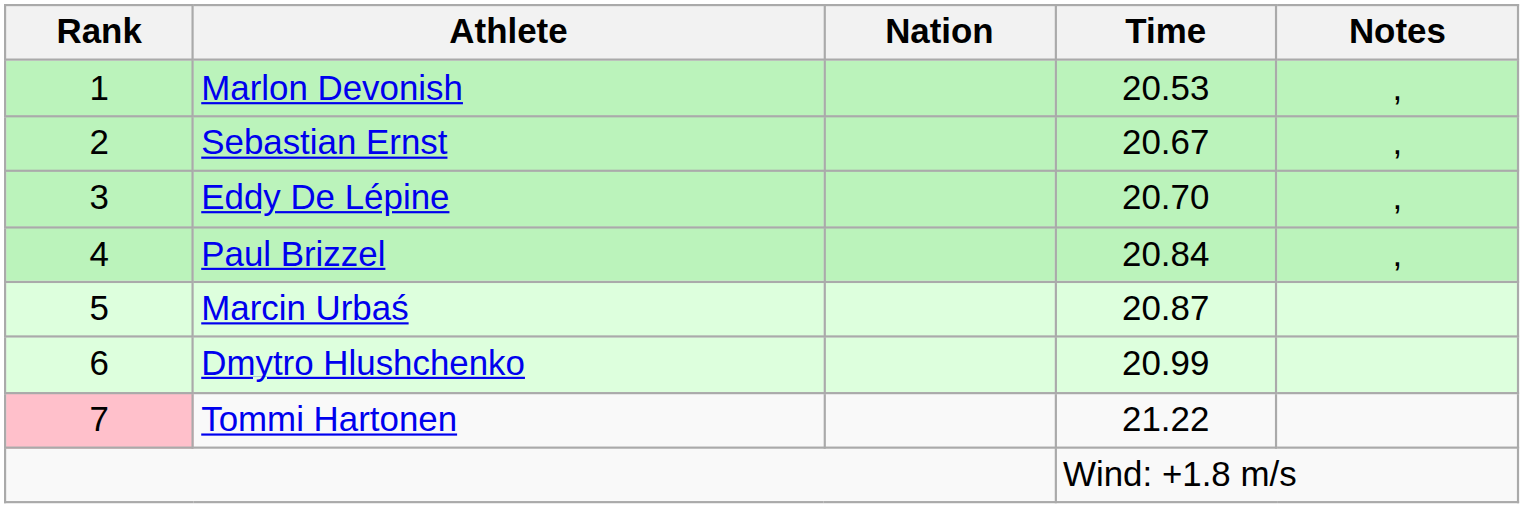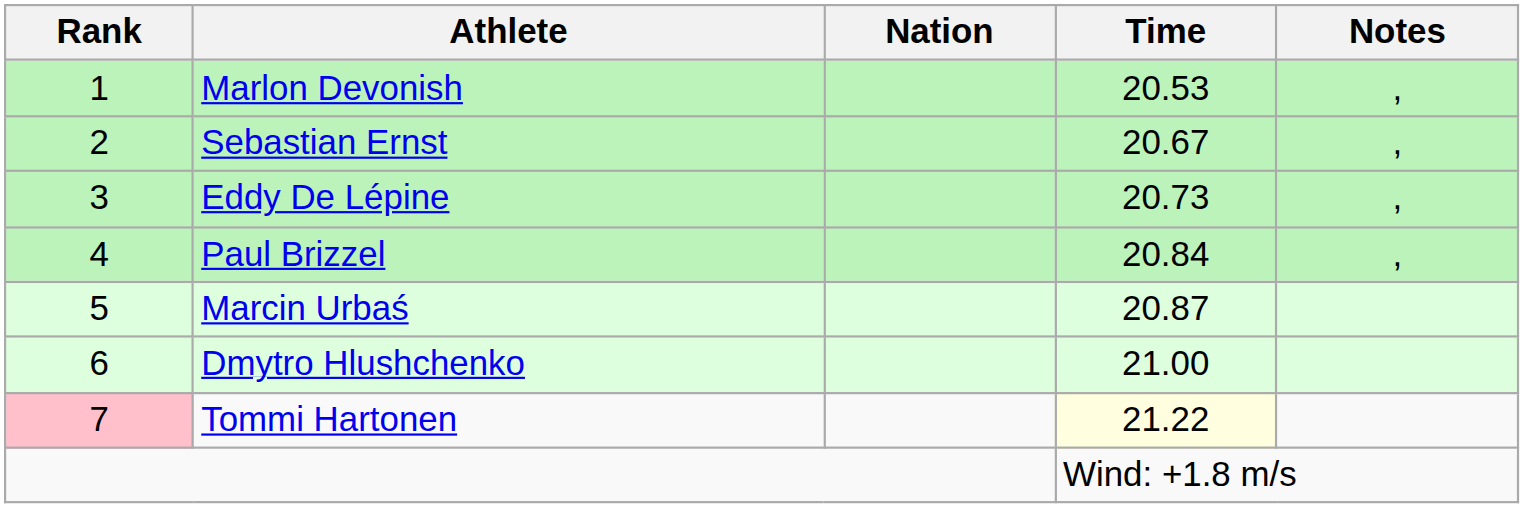(1166, 198) 20.70 -> (1166, 198) 20.73
(1166, 364) 20.99 -> (1166, 364) 21.00
(1166, 419) no background -> (1166, 419) lightyellow background
